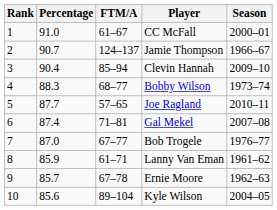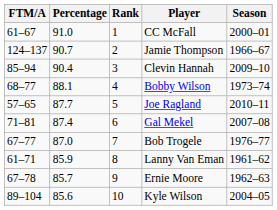columns swapped: (20, 13) <-> (119, 13)
(49, 86) 88.3 -> (63, 86) 88.1
